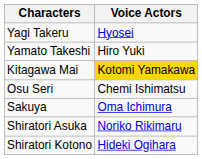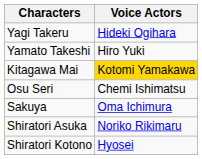(116, 32) Hyosei -> (137, 32) Hideki Ogihara
(137, 145) Hideki Ogihara -> (116, 145) Hyosei
